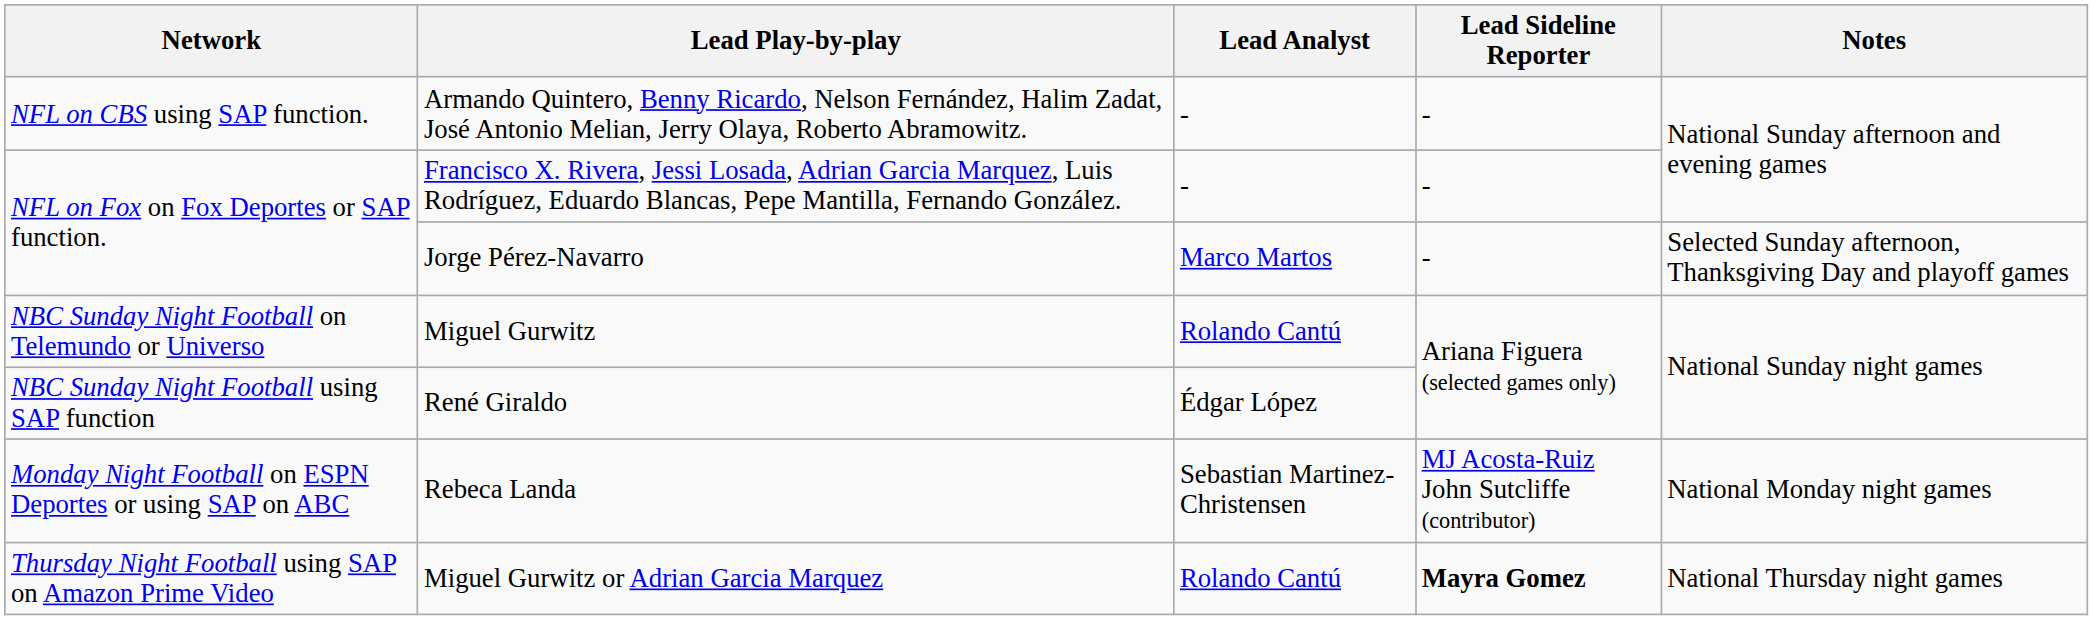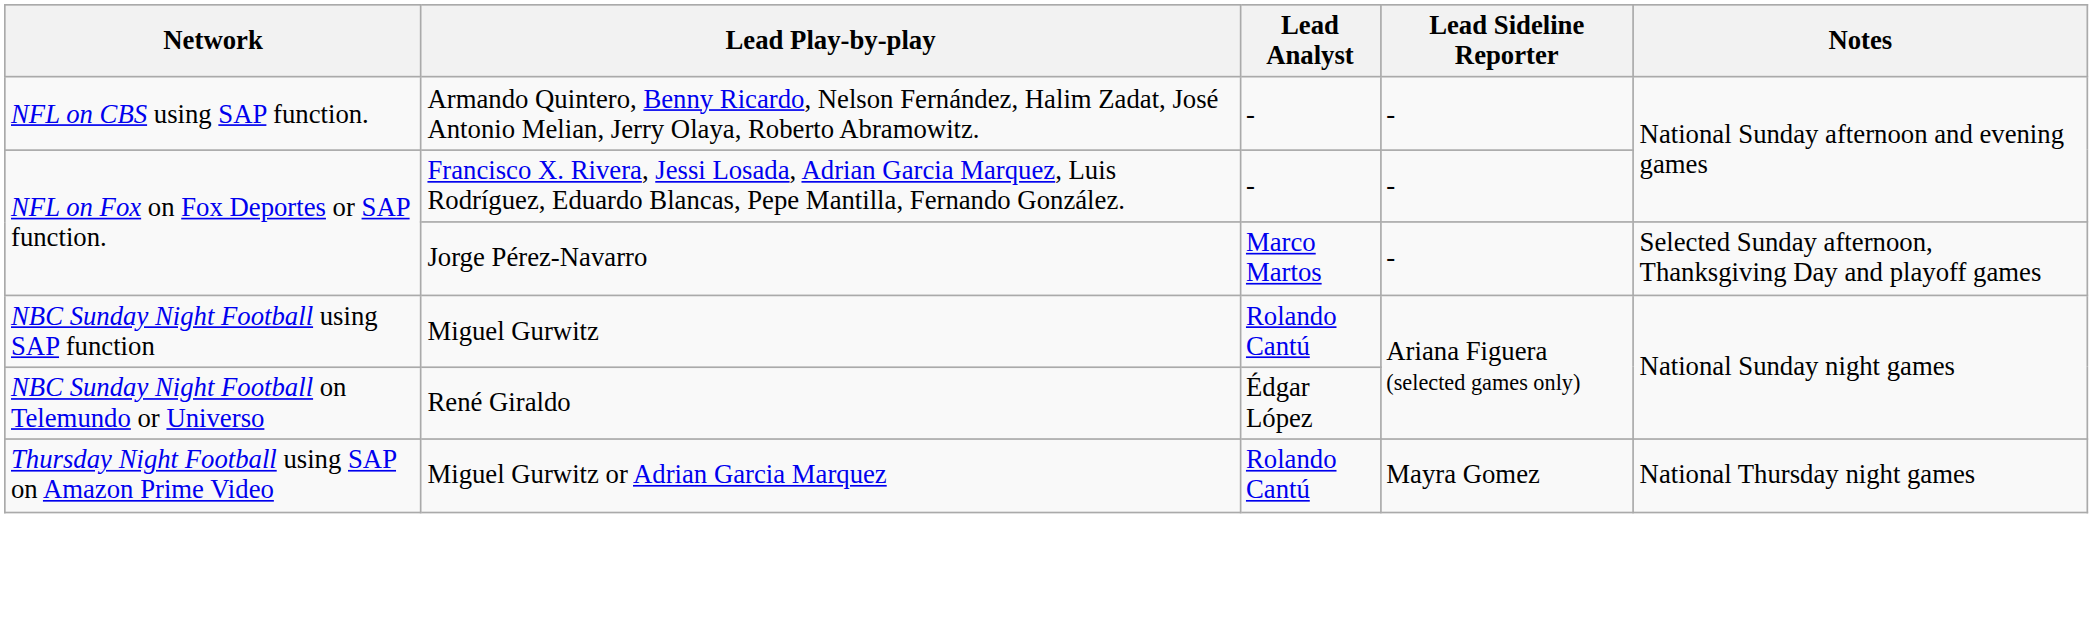(179, 330) NBC Sunday Night Football on Telemundo or Universo -> (194, 330) NBC Sunday Night Football using SAP function
(194, 402) NBC Sunday Night Football using SAP function -> (179, 402) NBC Sunday Night Football on Telemundo or Universo
- row: (500, 490)
(1504, 577) bold -> (1463, 475) normal
